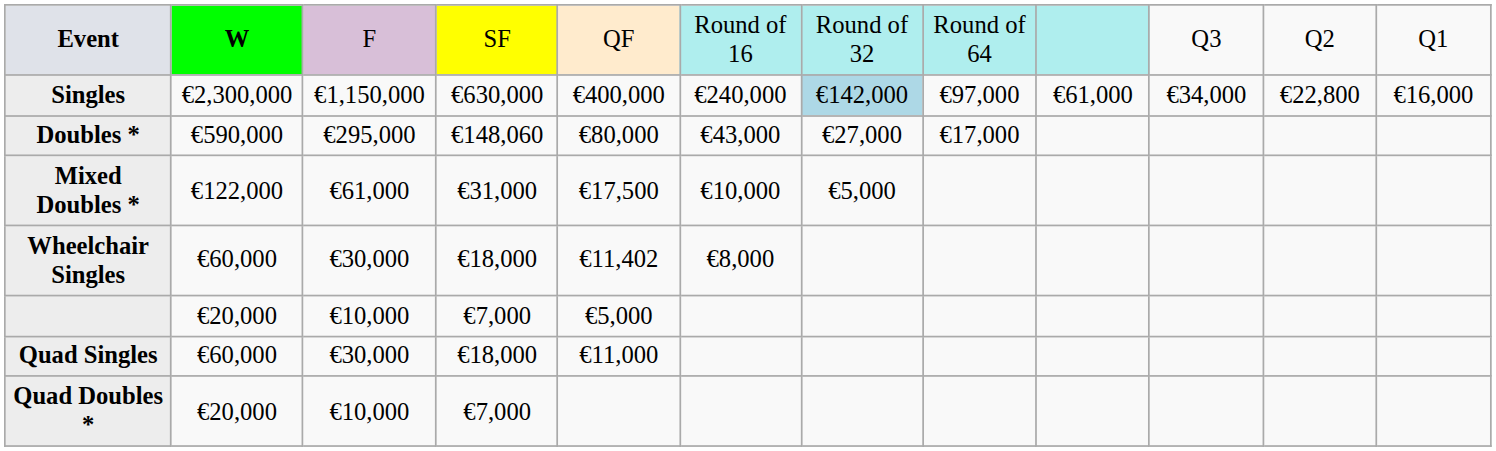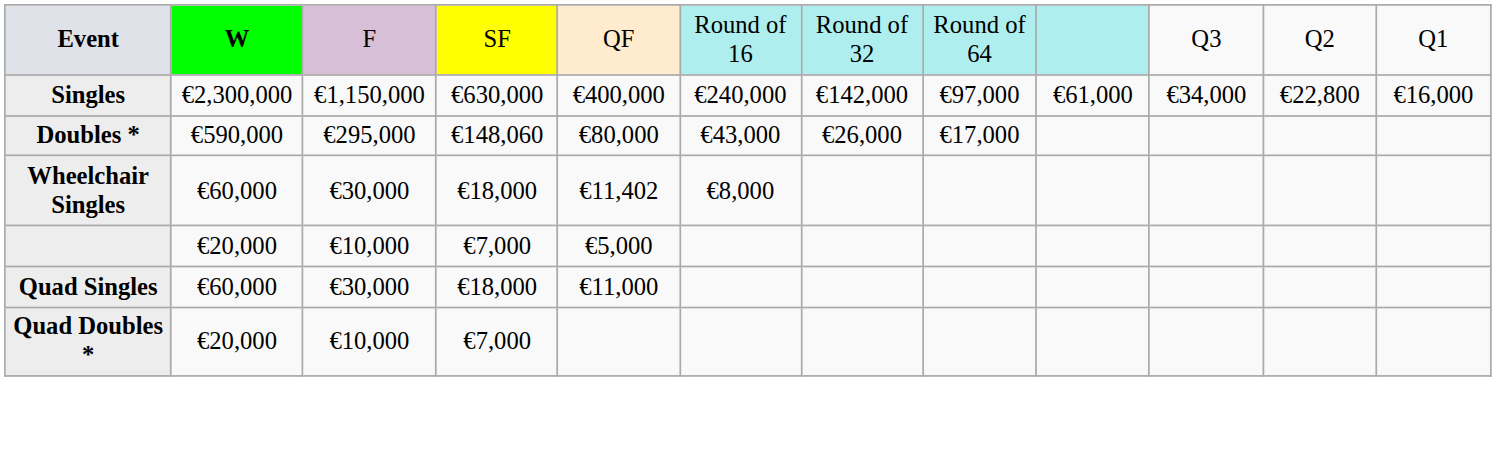(862, 94) lightblue background -> (862, 94) no background
(862, 135) €27,000 -> (862, 135) €26,000
- row: (88, 190)
